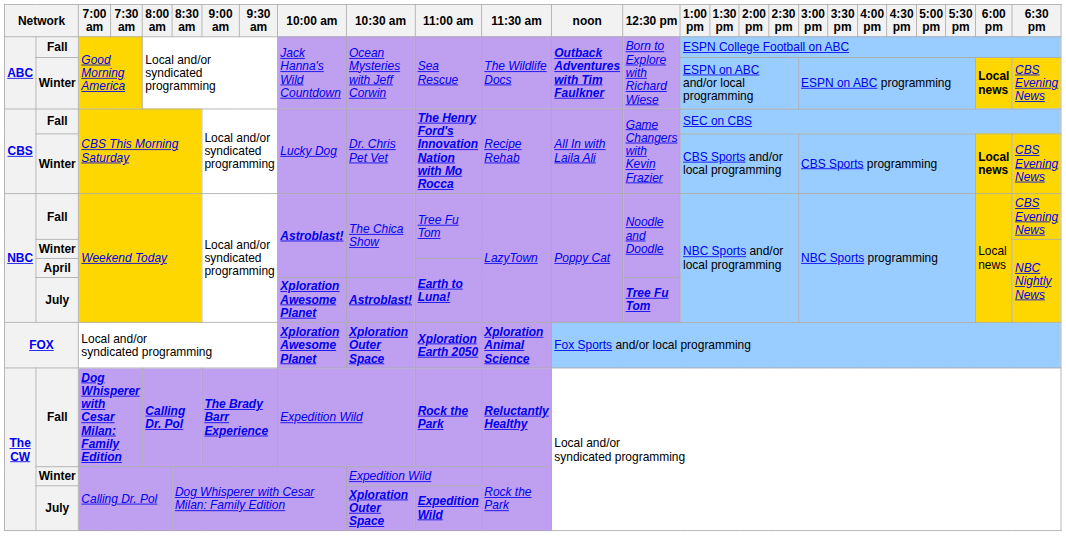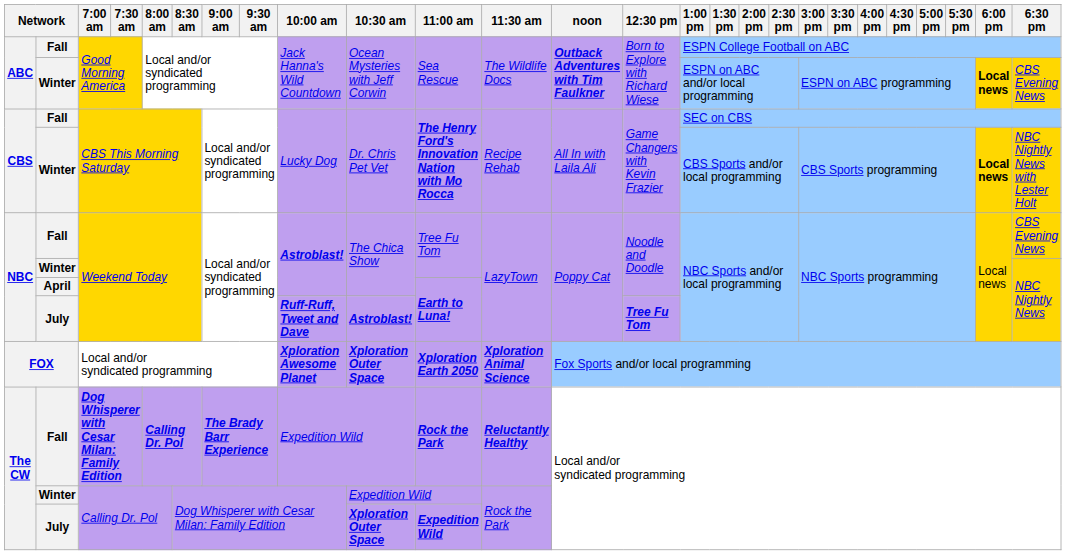(1037, 164) CBS Evening News -> (1033, 170) NBC Nightly News with Lester Holt
(310, 300) Xploration Awesome Planet -> (309, 319) Ruff-Ruff, Tweet and Dave
